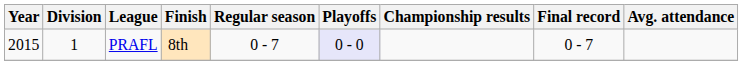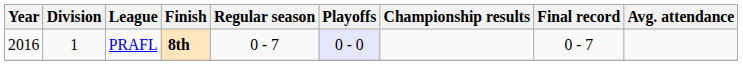(24, 44) 2015 -> (24, 44) 2016
(178, 44) normal -> (179, 44) bold
